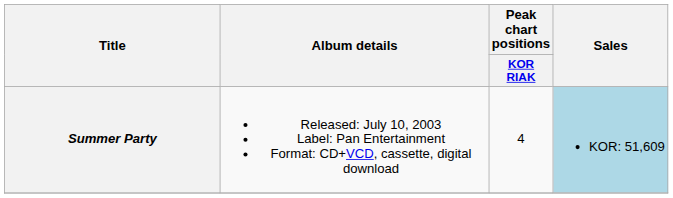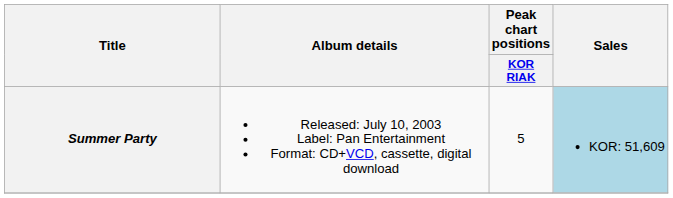(521, 139) 4 -> (521, 139) 5
